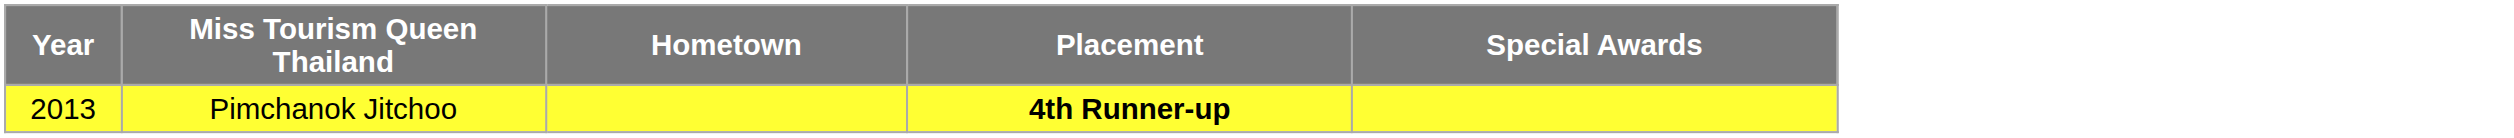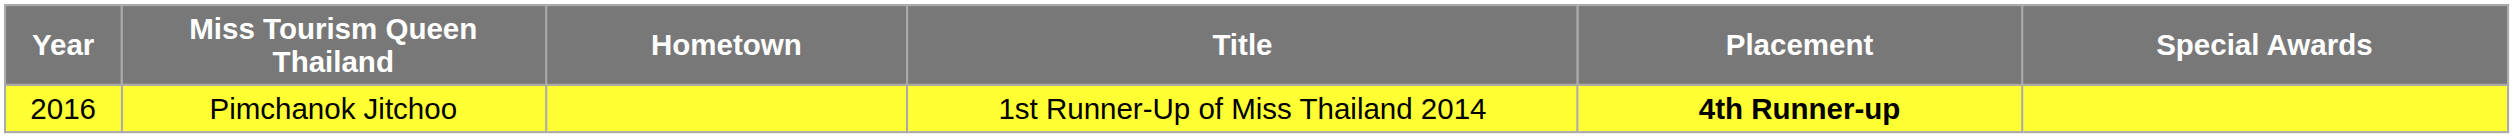+ column: (1242, 45)
(63, 108) 2013 -> (63, 108) 2016
